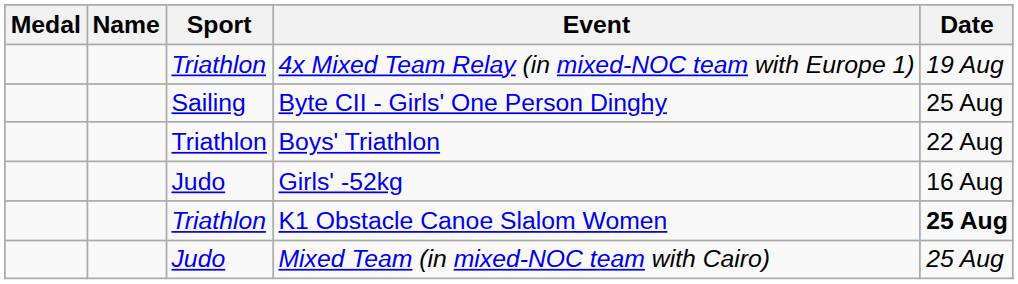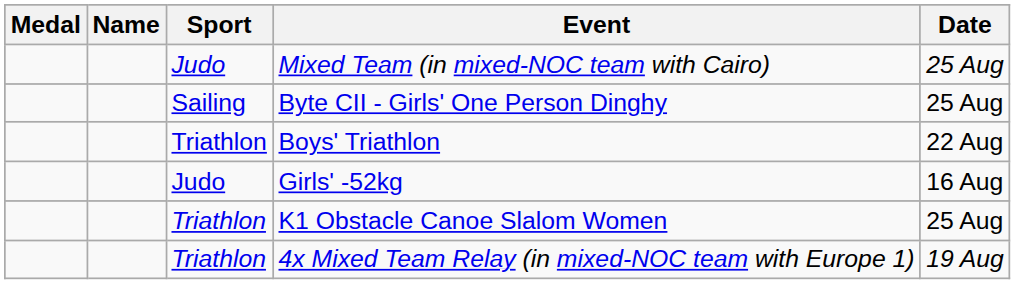rows swapped: (597, 64) <-> (524, 260)
(967, 220) bold -> (965, 220) normal
